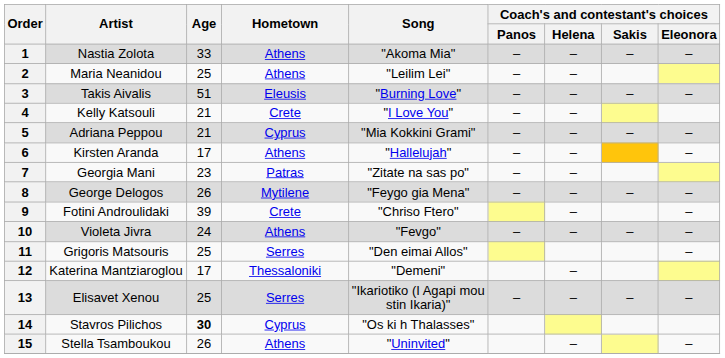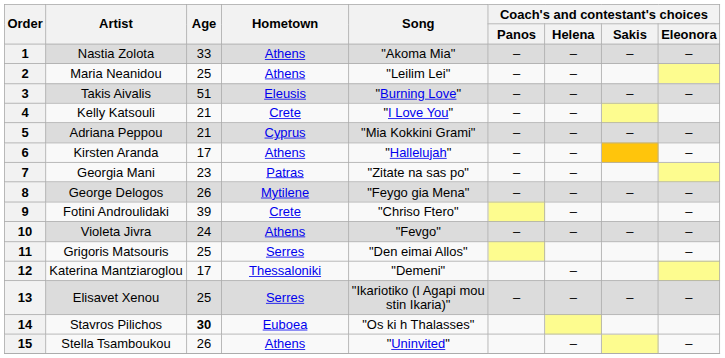(285, 324) Cyprus -> (285, 324) Euboea
